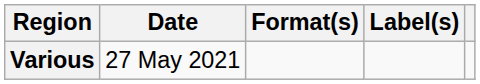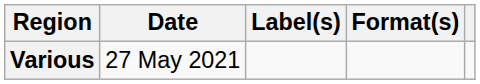columns swapped: (305, 23) <-> (414, 23)
